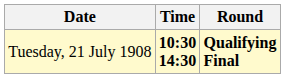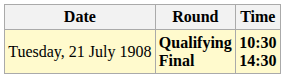columns swapped: (178, 17) <-> (240, 17)
